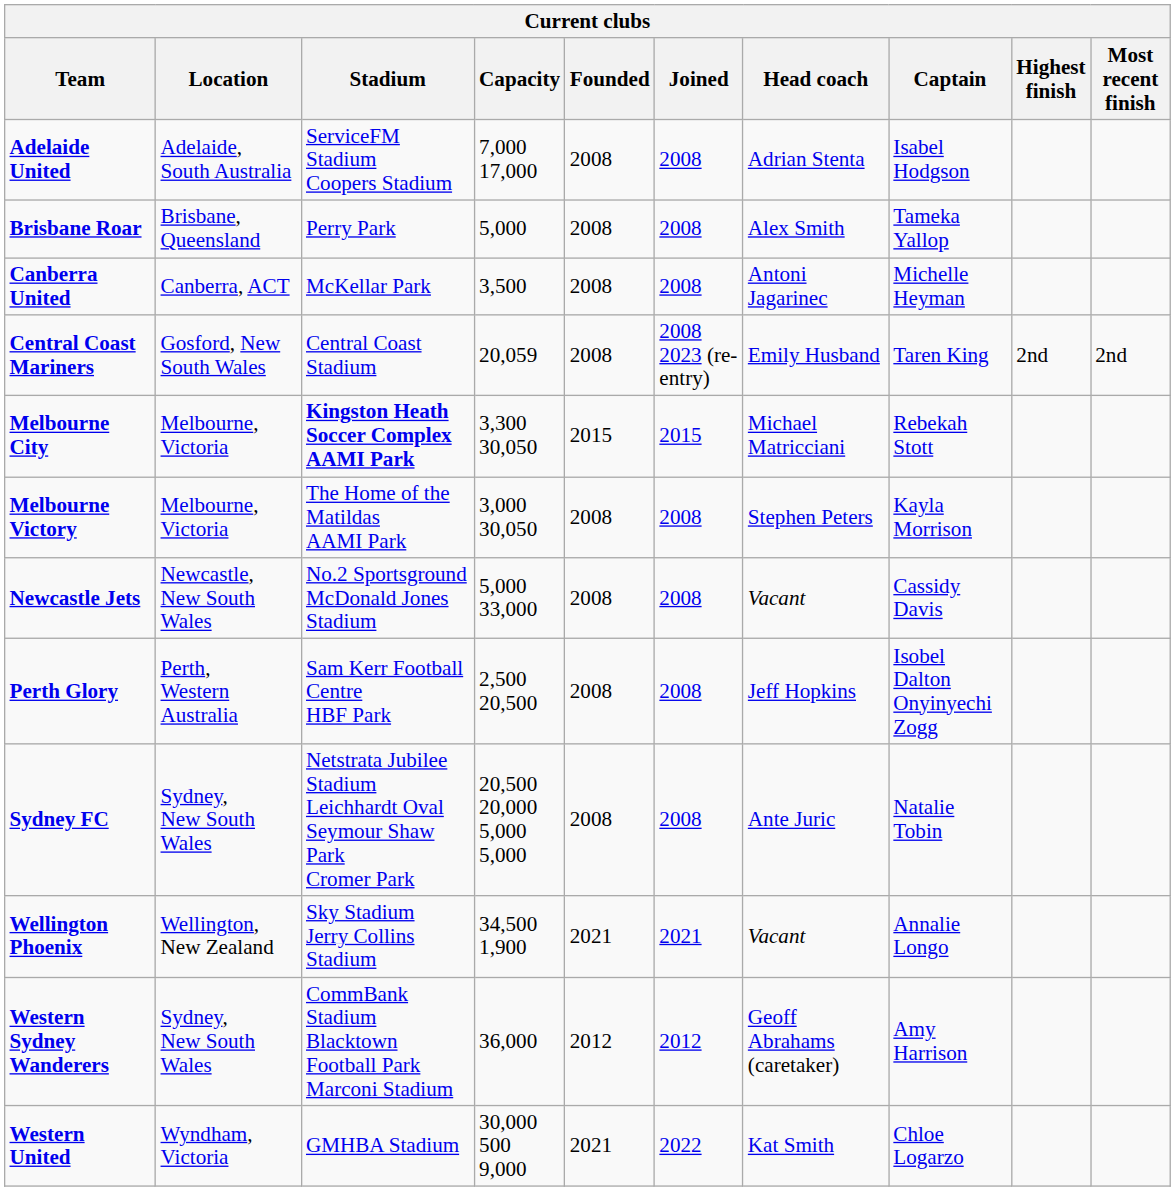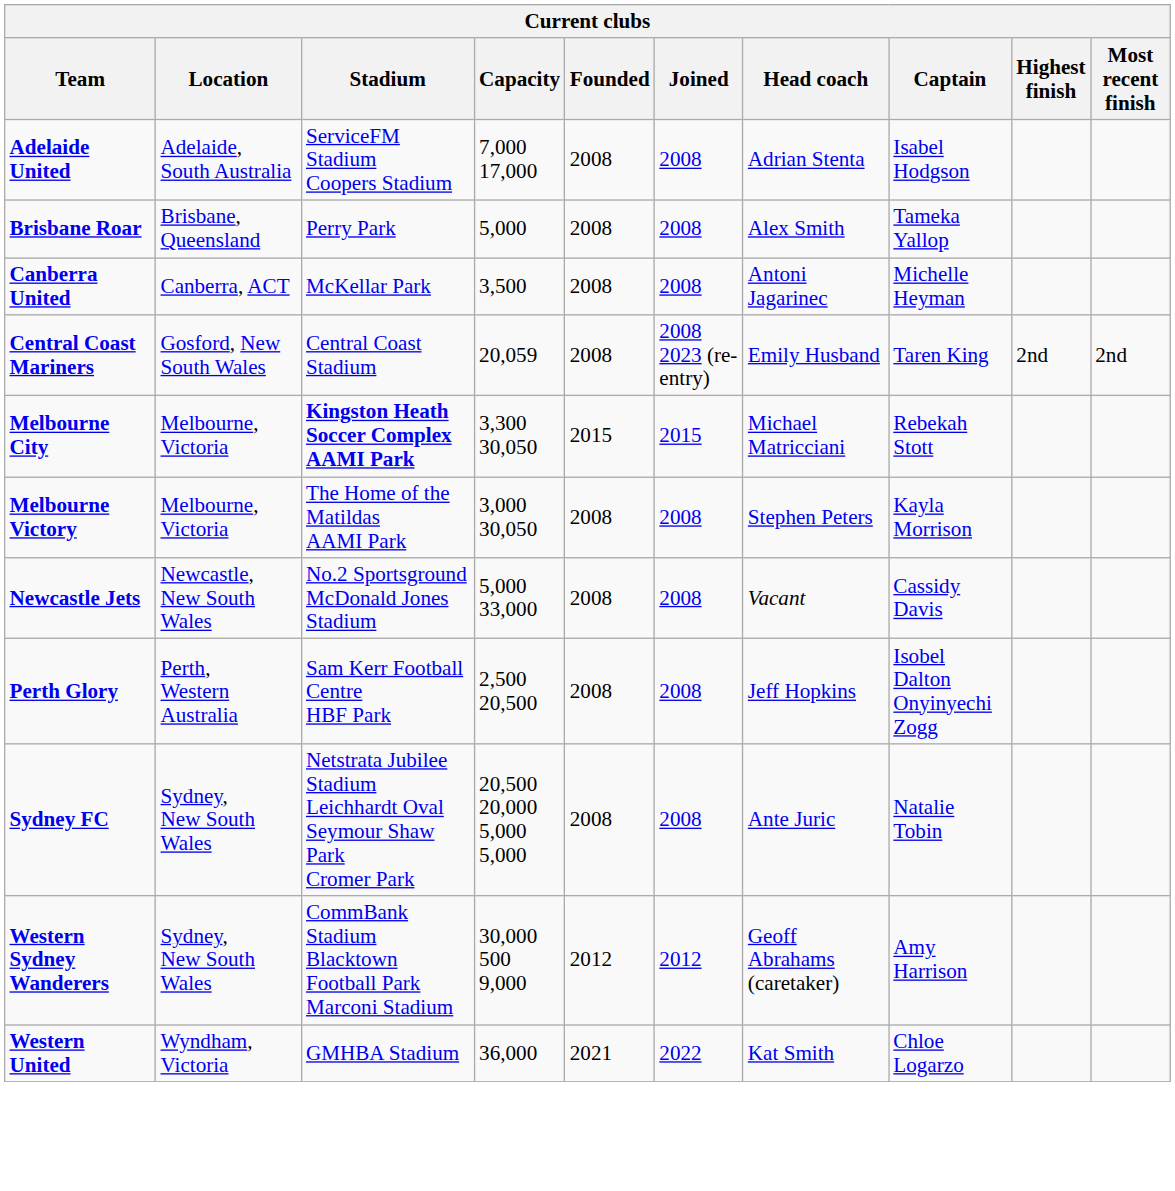- row: (59, 936)
(508, 1040) 36,000 -> (508, 959) 30,000 500 9,000
(508, 1145) 30,000 500 9,000 -> (508, 1052) 36,000
